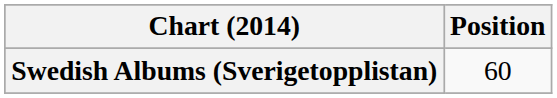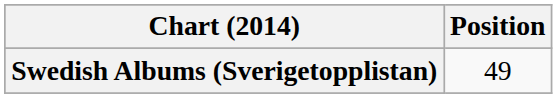(498, 70) 60 -> (498, 70) 49
